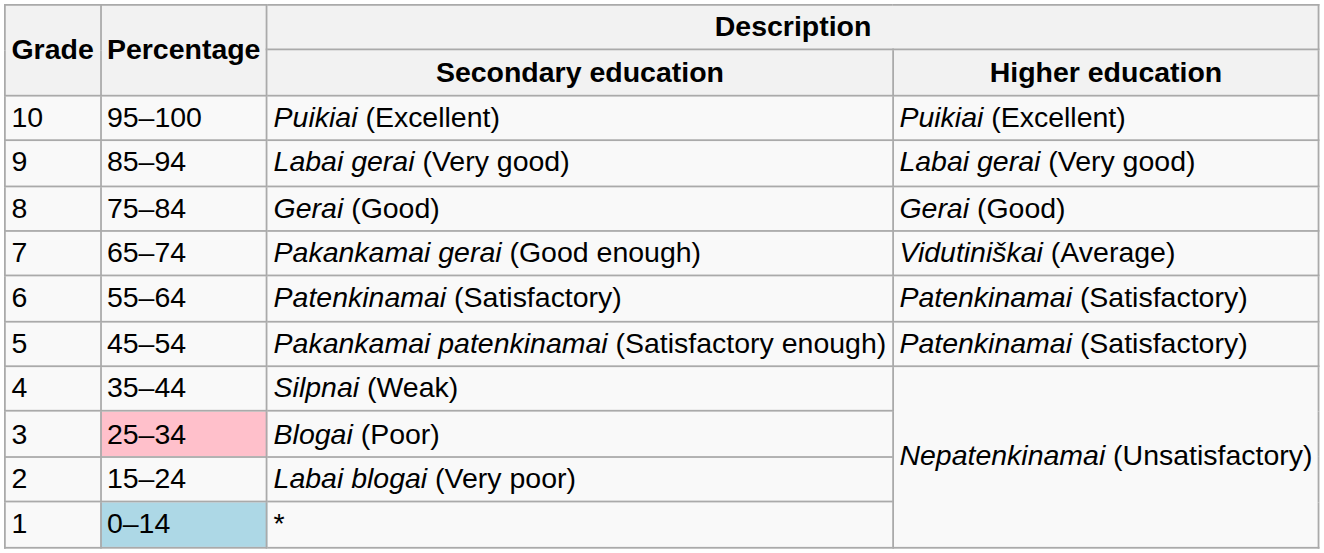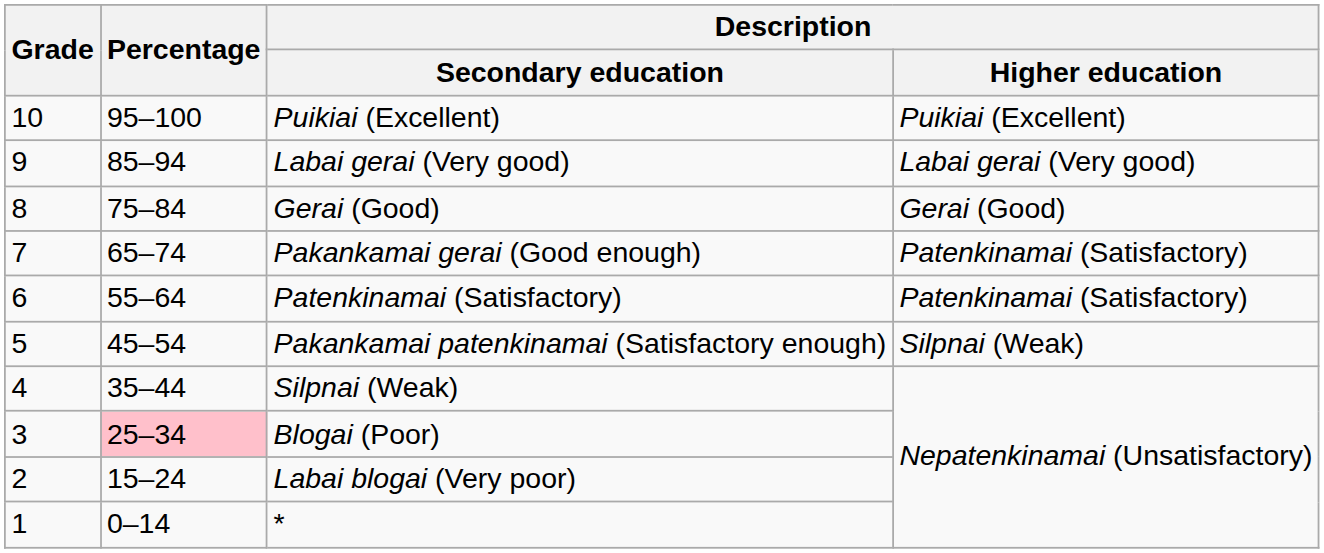(1037, 252) Vidutiniškai (Average) -> (1074, 252) Patenkinamai (Satisfactory)
(1074, 343) Patenkinamai (Satisfactory) -> (992, 343) Silpnai (Weak)
(139, 523) lightblue background -> (139, 523) no background
